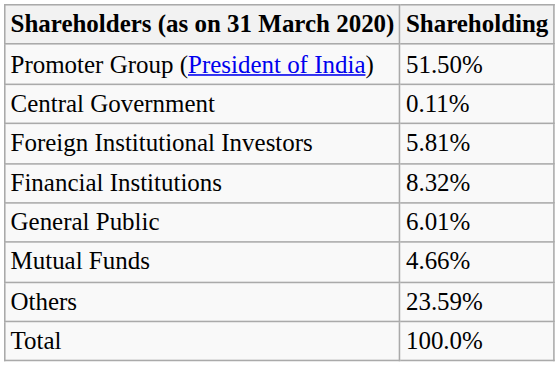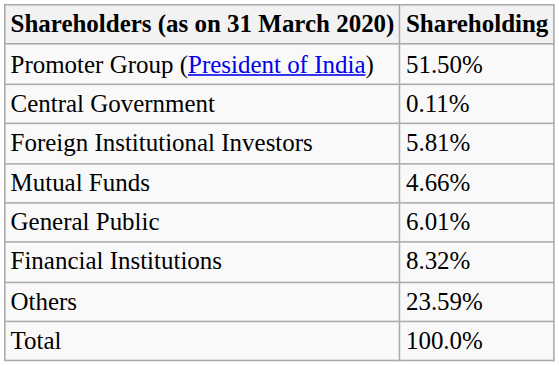rows swapped: (80, 261) <-> (116, 182)
